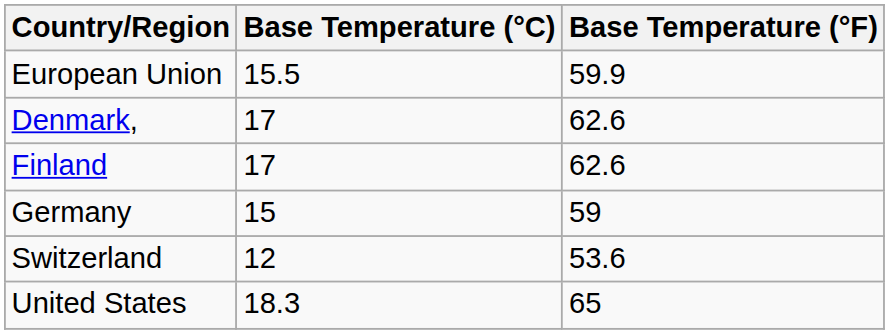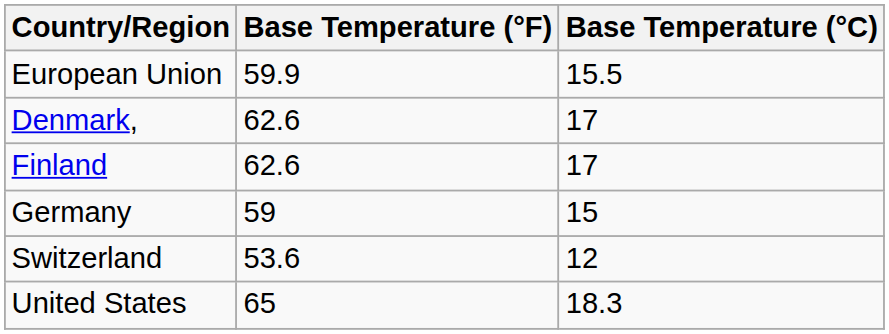columns swapped: (399, 27) <-> (723, 27)
